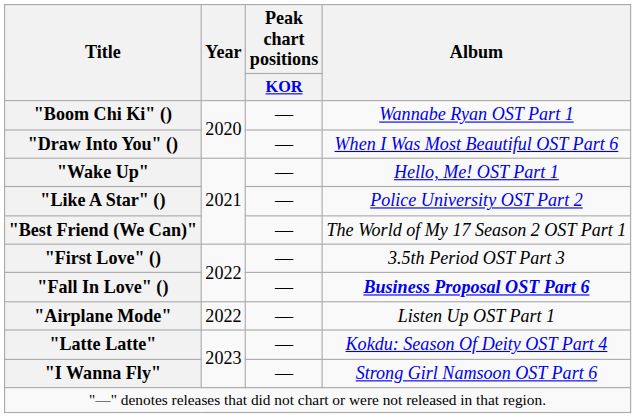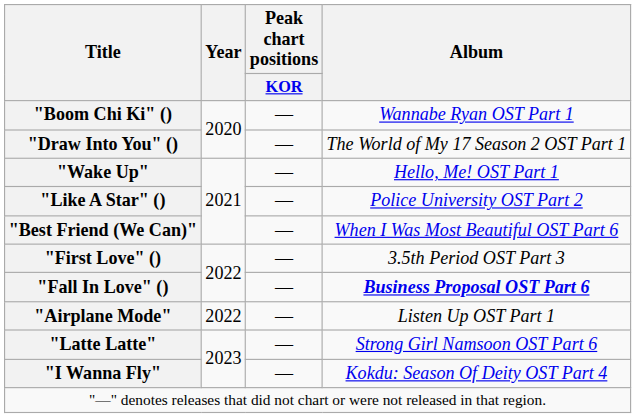(476, 143) When I Was Most Beautiful OST Part 6 -> (476, 143) The World of My 17 Season 2 OST Part 1
(476, 229) The World of My 17 Season 2 OST Part 1 -> (476, 229) When I Was Most Beautiful OST Part 6
(476, 344) Kokdu: Season Of Deity OST Part 4 -> (476, 344) Strong Girl Namsoon OST Part 6
(476, 373) Strong Girl Namsoon OST Part 6 -> (476, 373) Kokdu: Season Of Deity OST Part 4
